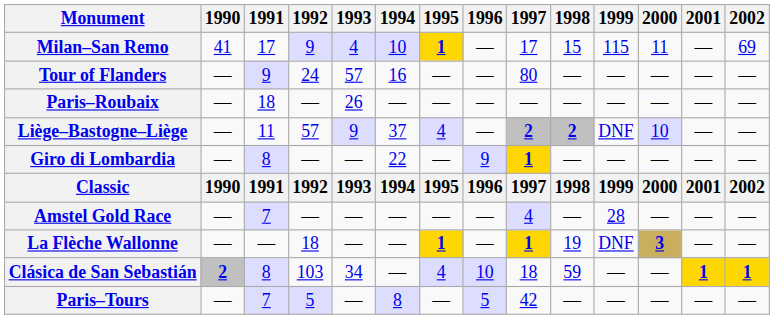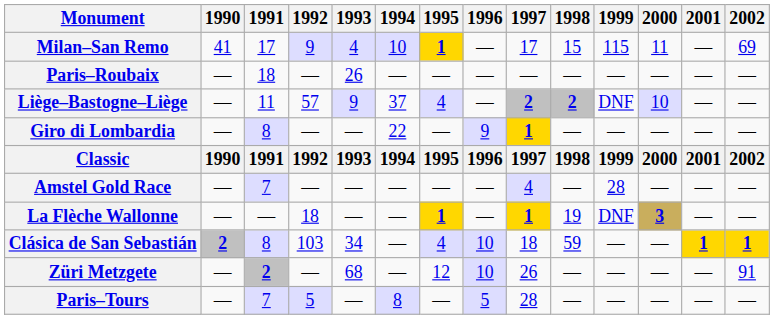- row: (103, 74)
+ row: (103, 272)
(529, 300) 42 -> (529, 300) 28
